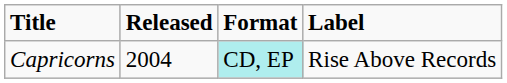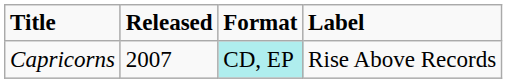(149, 59) 2004 -> (149, 59) 2007
